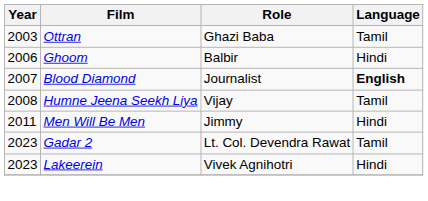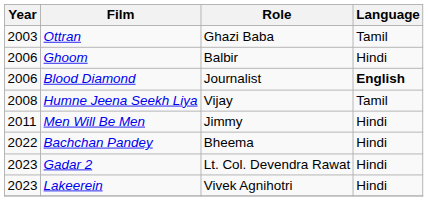(22, 79) 2007 -> (22, 79) 2006
+ row: (98, 143)
(372, 143) Tamil -> (372, 164) Hindi
